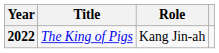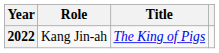columns swapped: (87, 15) <-> (172, 15)
